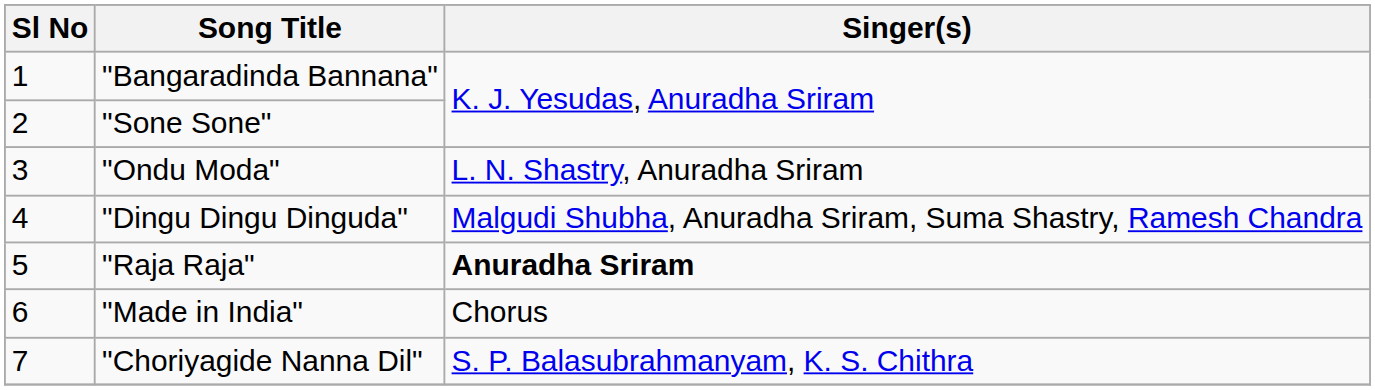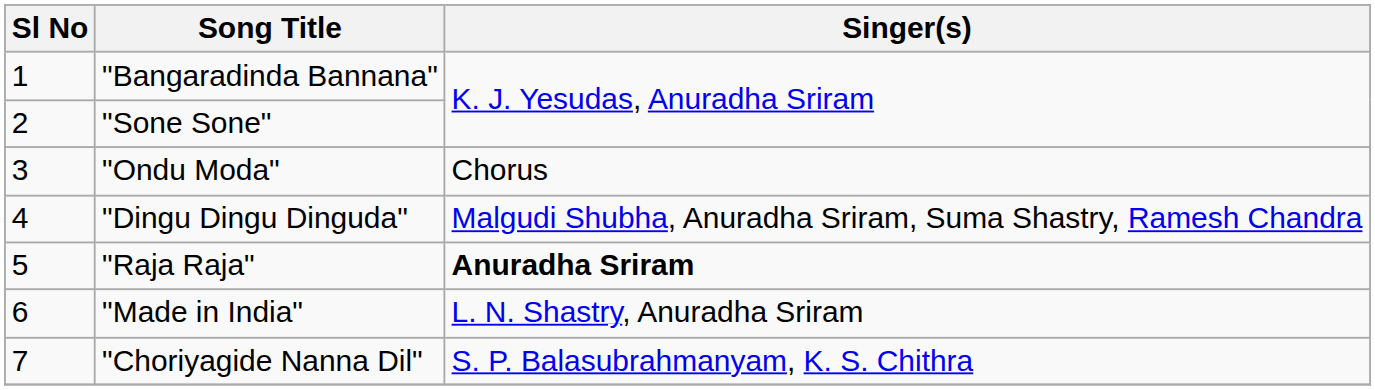(658, 170) L. N. Shastry, Anuradha Sriram -> (500, 170) Chorus
(500, 312) Chorus -> (658, 312) L. N. Shastry, Anuradha Sriram
